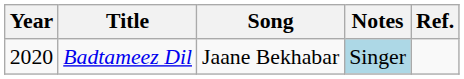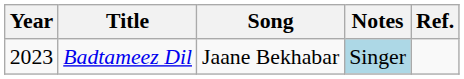(31, 56) 2020 -> (31, 56) 2023
